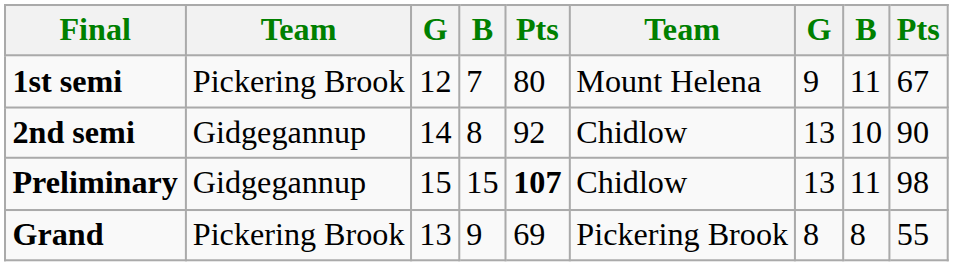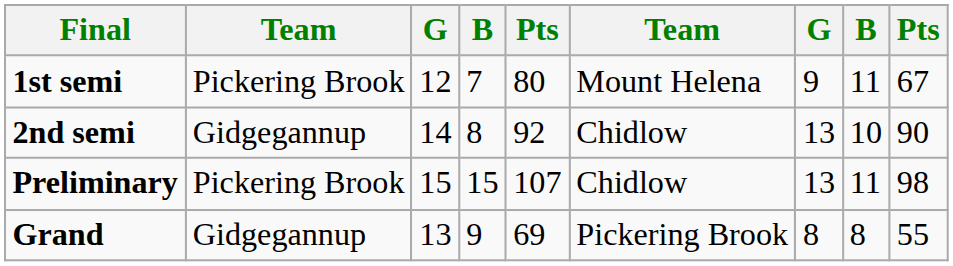(279, 183) Gidgegannup -> (299, 183) Pickering Brook
(537, 183) bold -> (537, 183) normal
(299, 234) Pickering Brook -> (279, 234) Gidgegannup
